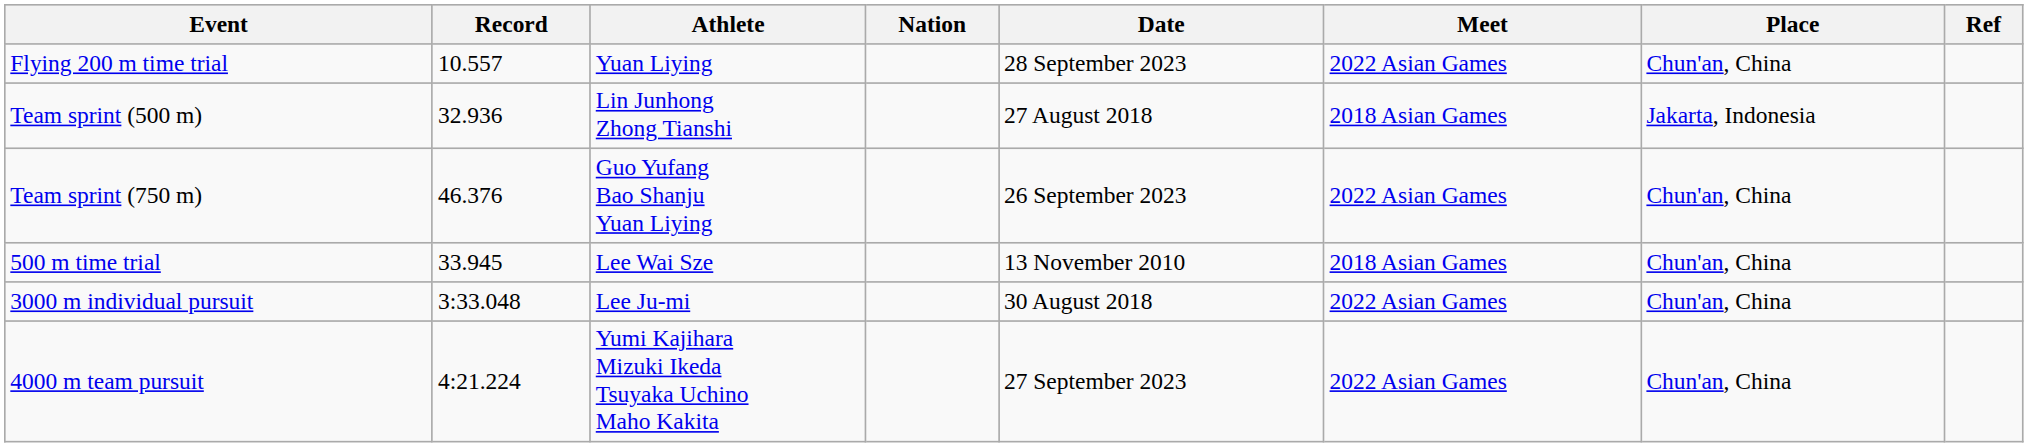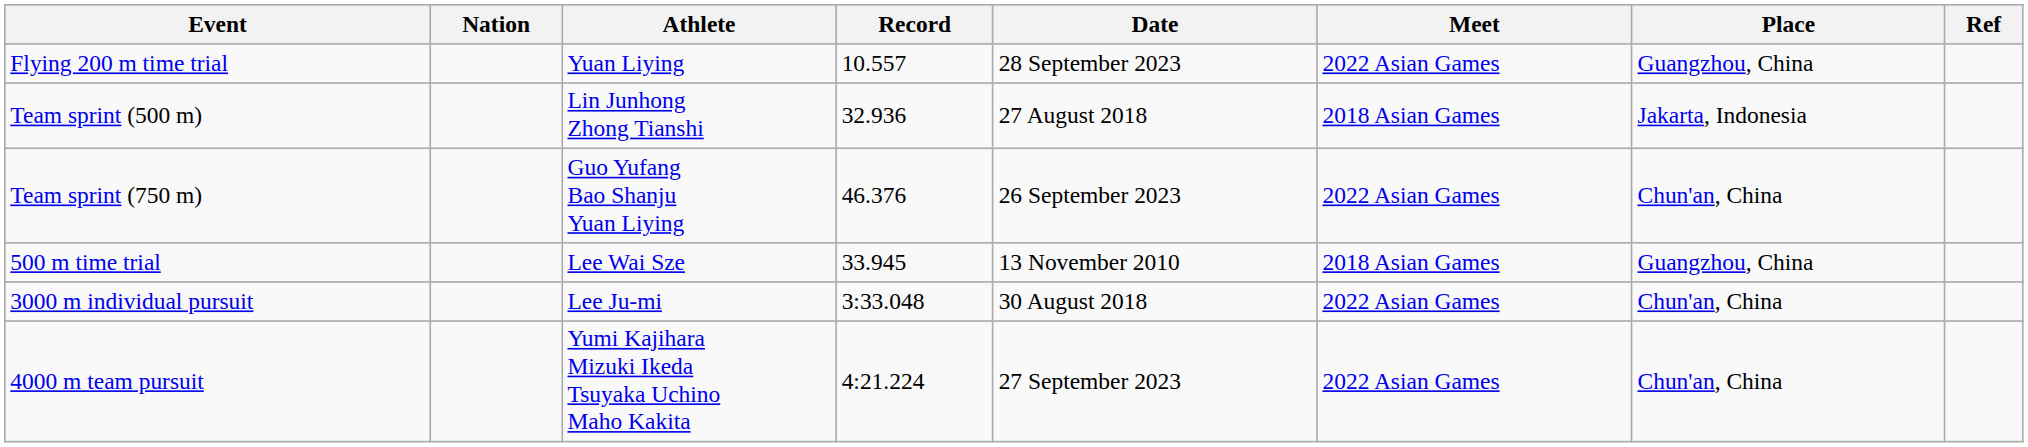columns swapped: (511, 24) <-> (932, 24)
(1719, 62) Chun'an, China -> (1725, 62) Guangzhou, China
(1719, 262) Chun'an, China -> (1725, 262) Guangzhou, China
